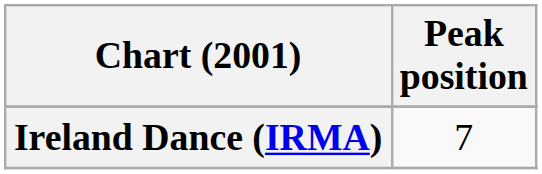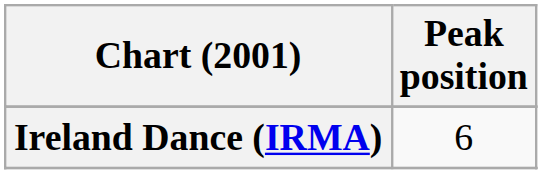(464, 136) 7 -> (464, 136) 6
